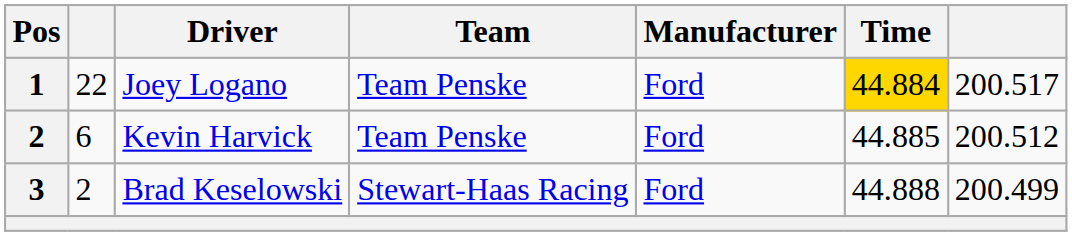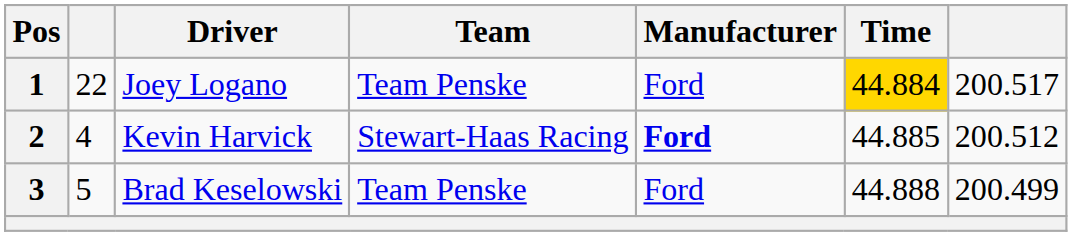(83, 136) 6 -> (83, 136) 4
(442, 136) Team Penske -> (493, 136) Stewart-Haas Racing
(674, 136) normal -> (677, 136) bold
(83, 189) 2 -> (83, 189) 5
(493, 189) Stewart-Haas Racing -> (442, 189) Team Penske
